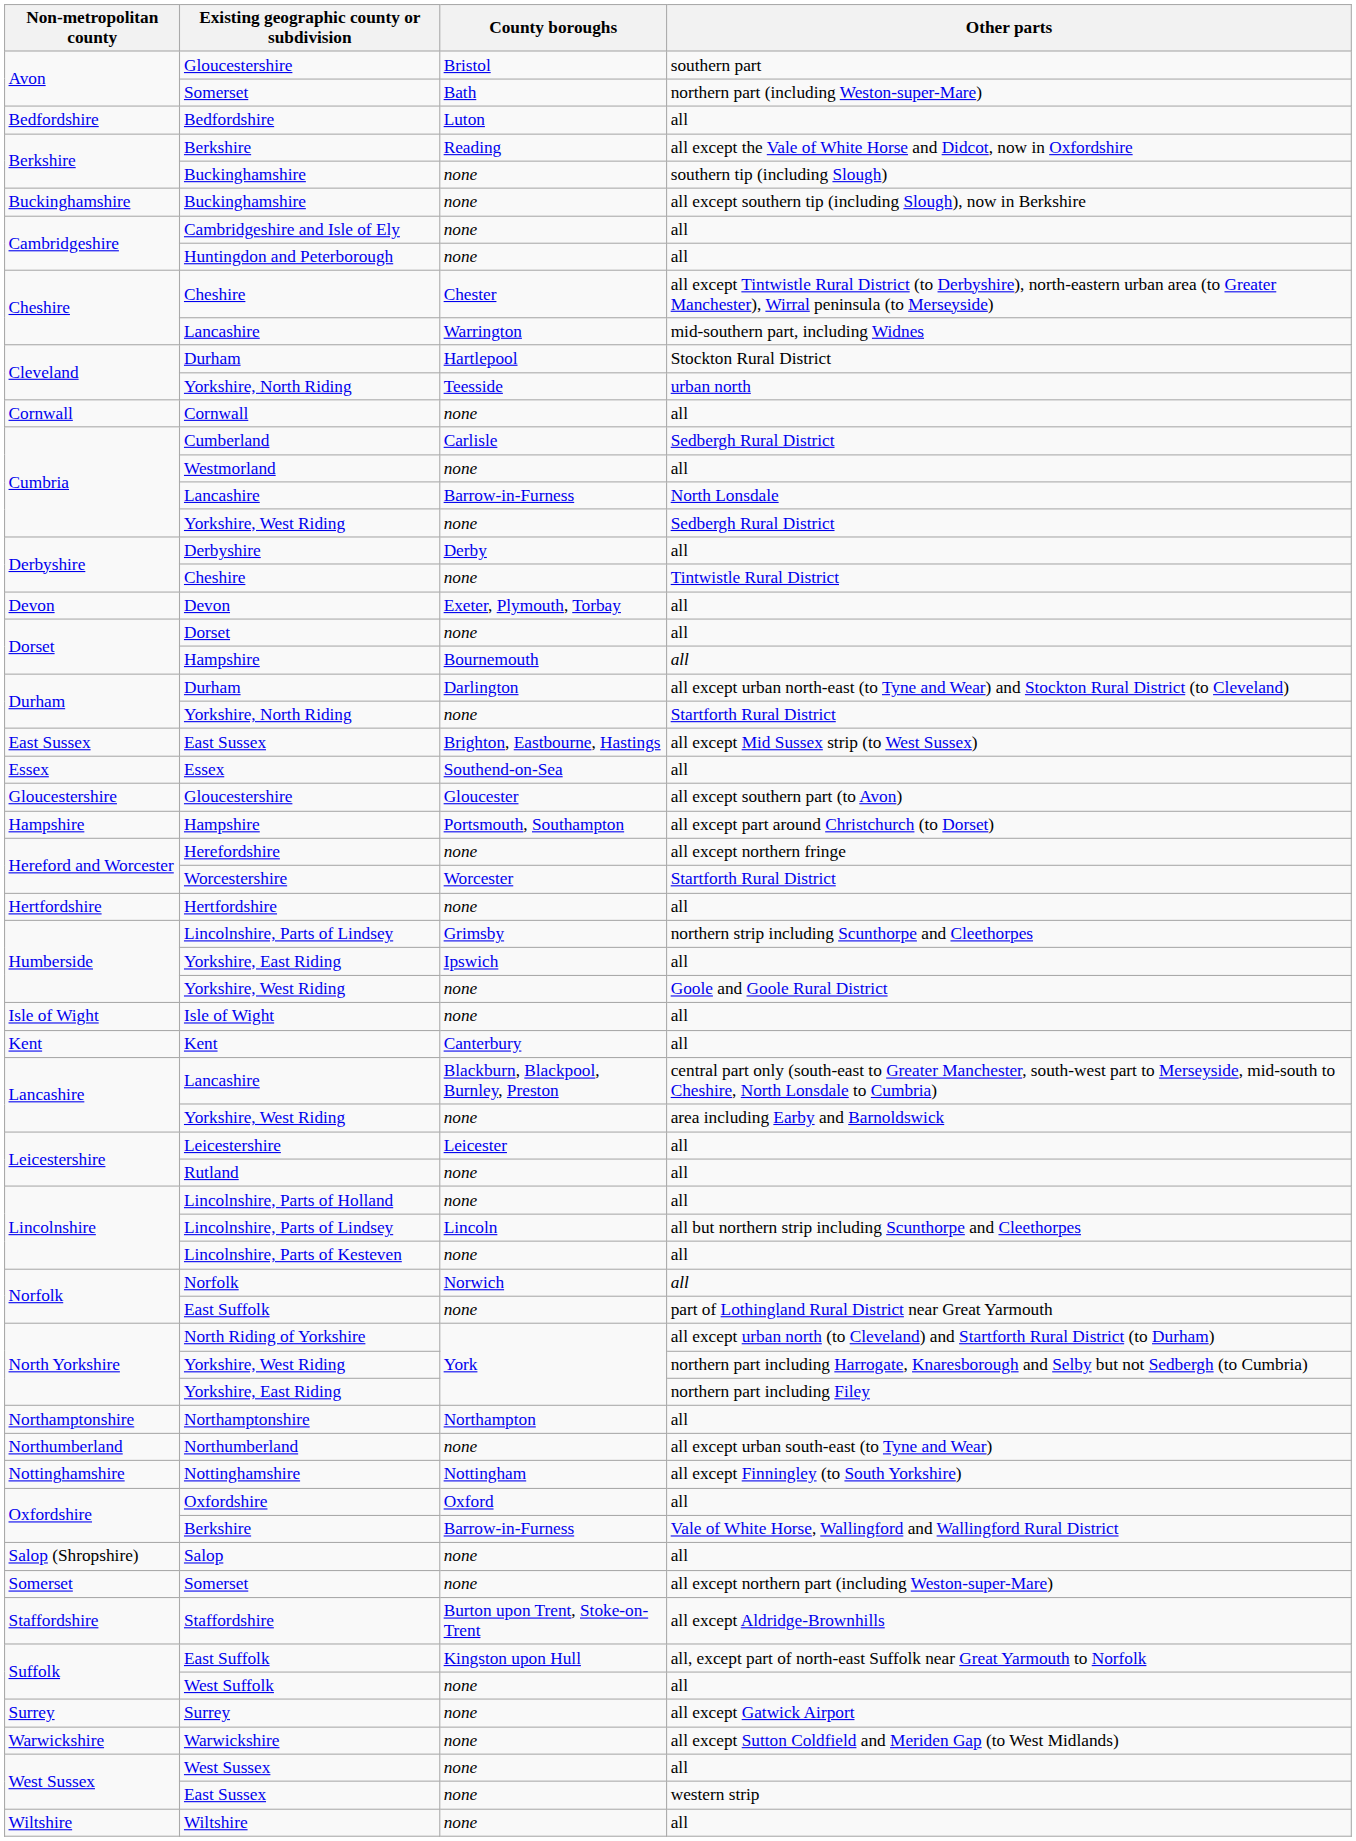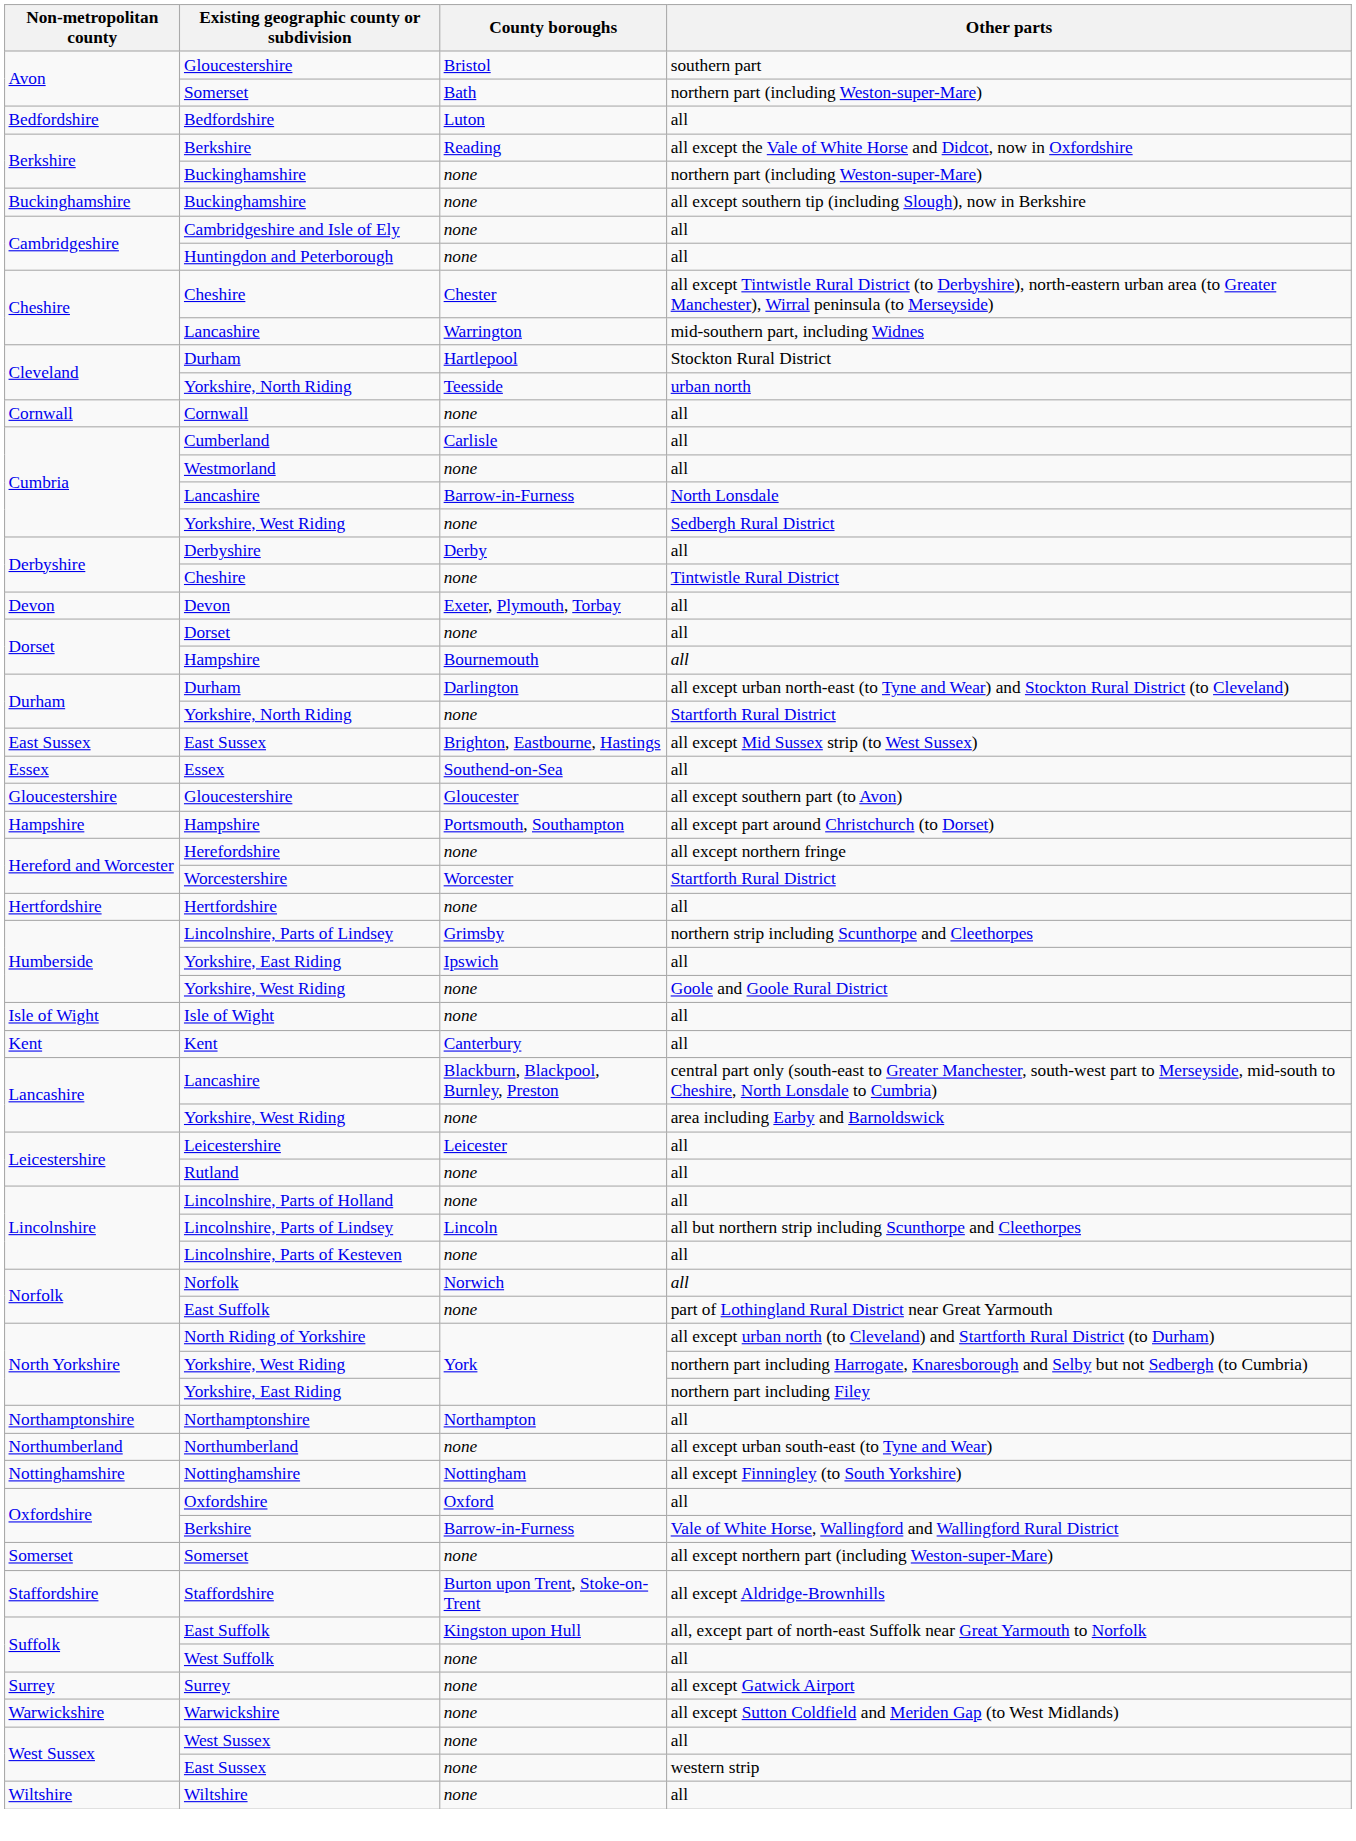(779, 174) southern tip (including Slough) -> (826, 174) northern part (including Weston-super-Mare)
(753, 440) Sedbergh Rural District -> (679, 440) all
- row: (74, 1556)
